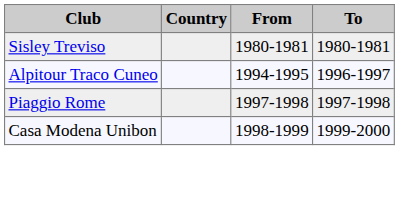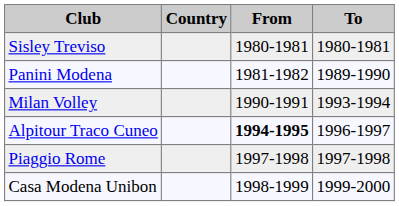+ row: (60, 74)
+ row: (53, 102)
(272, 74) normal -> (272, 130) bold
